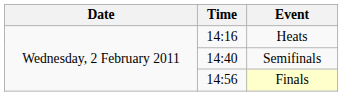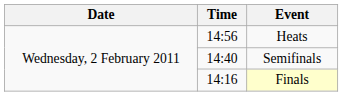(222, 36) 14:16 -> (222, 36) 14:56
(222, 79) 14:56 -> (222, 79) 14:16
